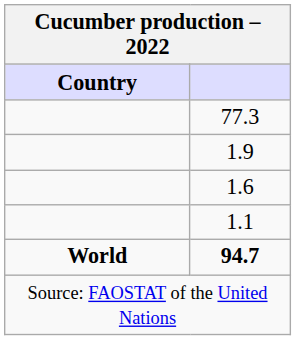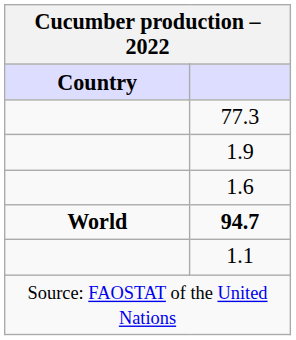rows swapped: (240, 221) <-> (240, 256)
